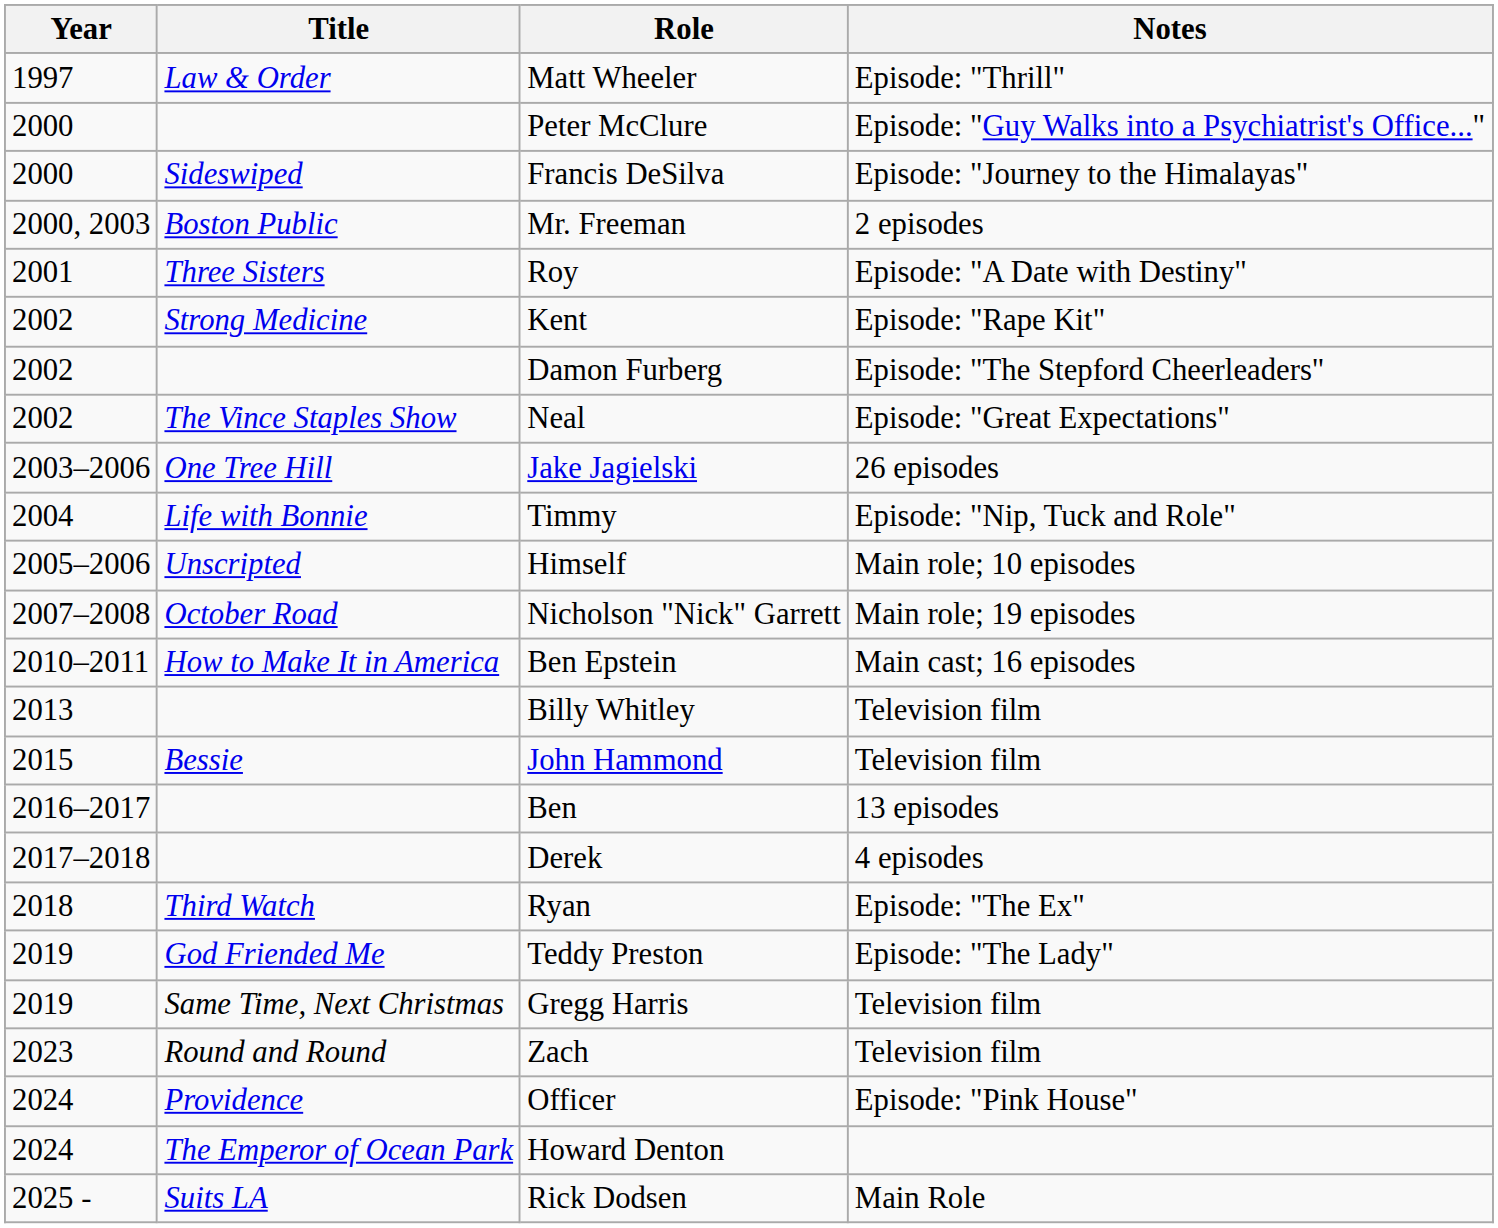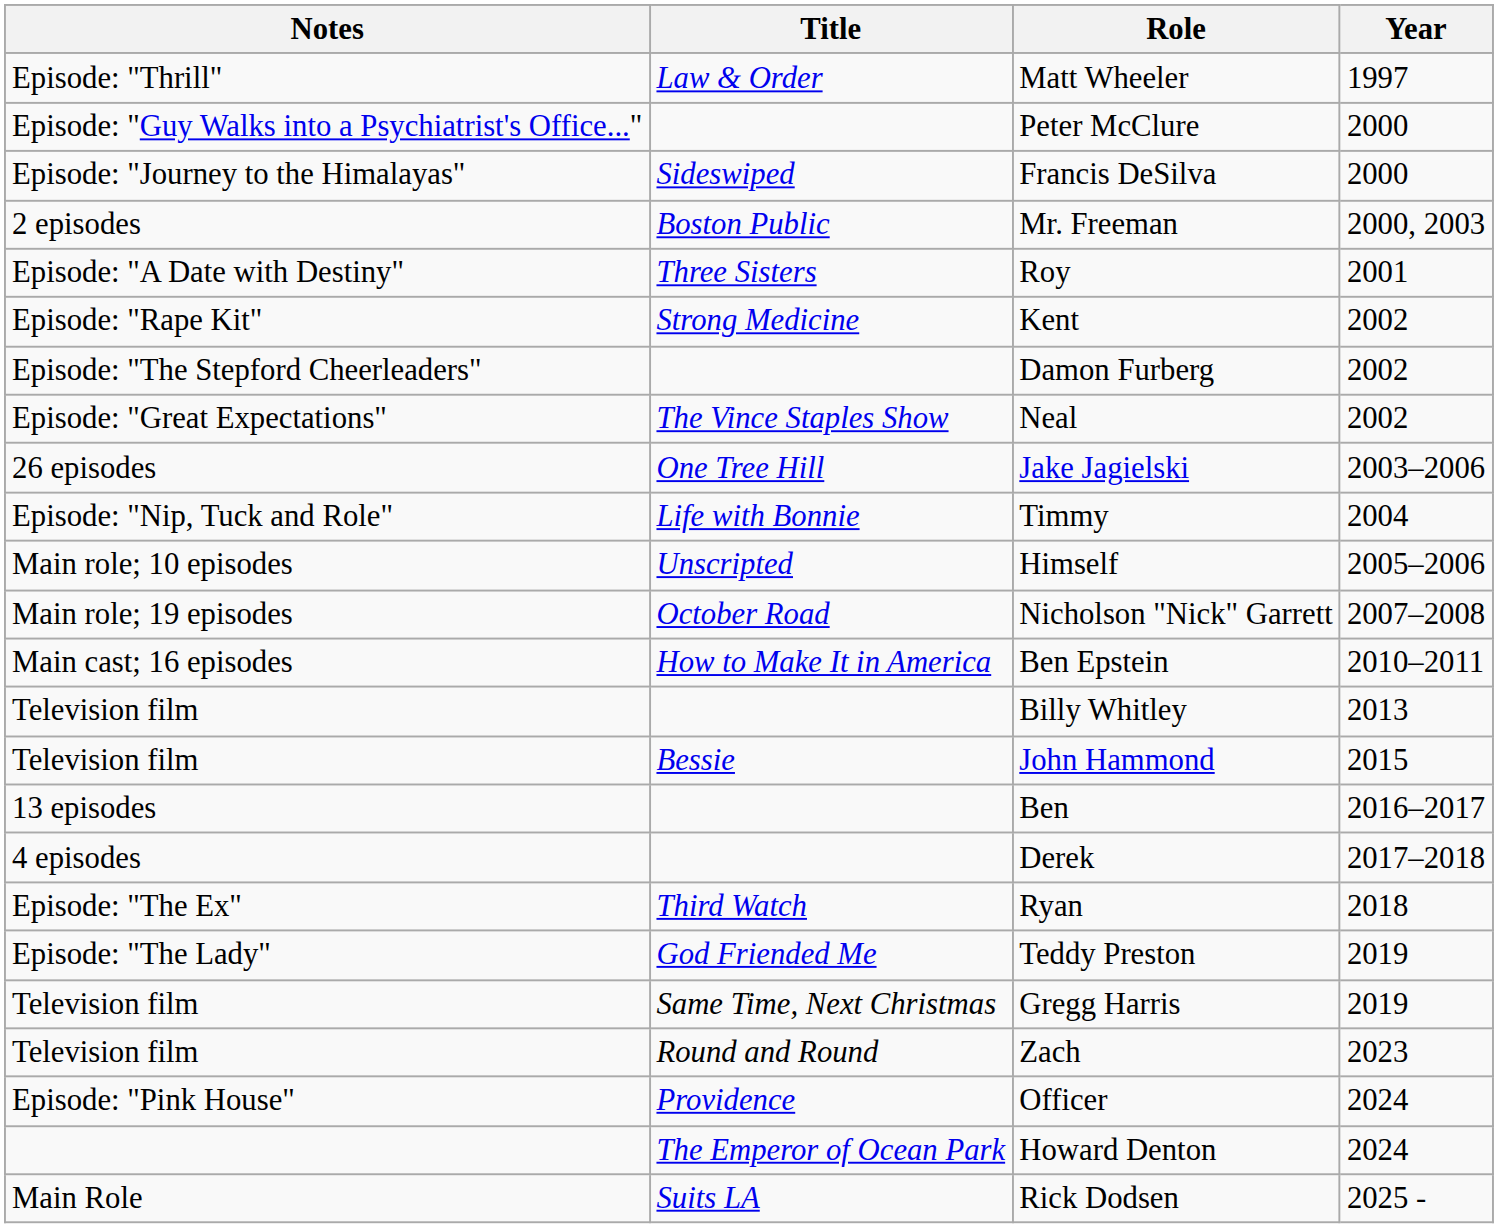columns swapped: (81, 28) <-> (1170, 28)
